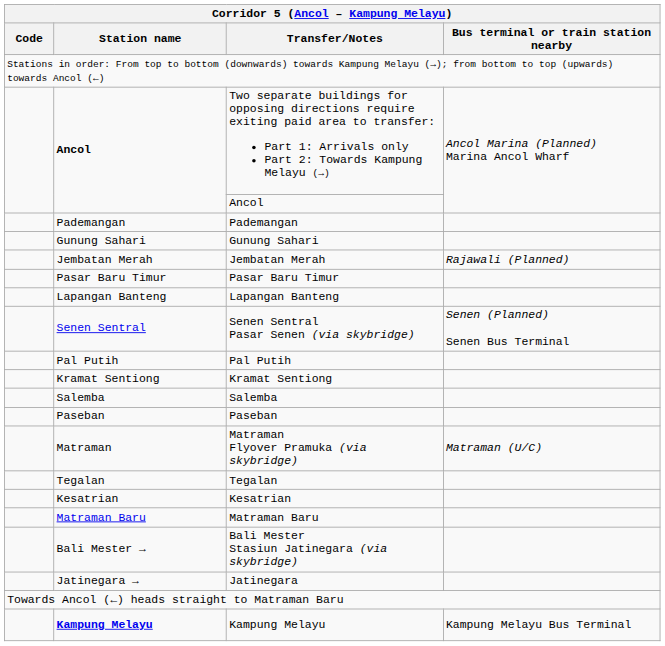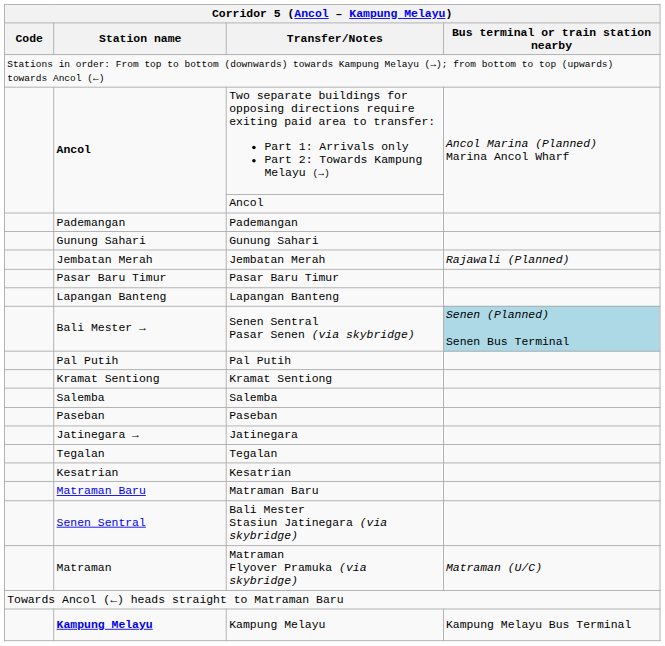(101, 329) Senen Sentral -> (101, 329) Bali Mester →
(508, 329) no background -> (508, 329) lightblue background
rows swapped: (298, 448) <-> (264, 581)
(101, 549) Bali Mester → -> (101, 523) Senen Sentral
